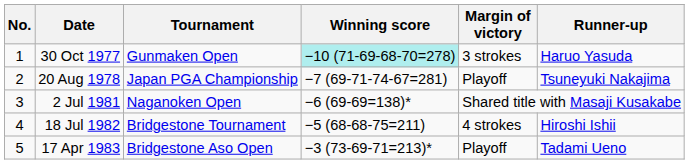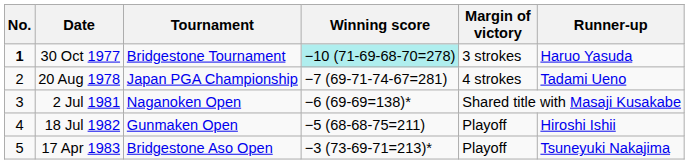(20, 56) normal -> (20, 56) bold
(182, 56) Gunmaken Open -> (206, 56) Bridgestone Tournament
(484, 79) Playoff -> (492, 79) 4 strokes
(605, 79) Tsuneyuki Nakajima -> (583, 79) Tadami Ueno
(206, 125) Bridgestone Tournament -> (182, 125) Gunmaken Open
(492, 125) 4 strokes -> (484, 125) Playoff
(583, 148) Tadami Ueno -> (605, 148) Tsuneyuki Nakajima
